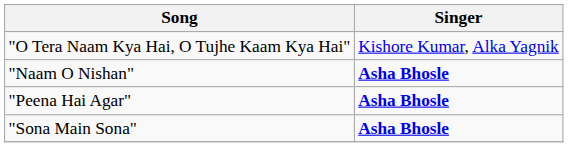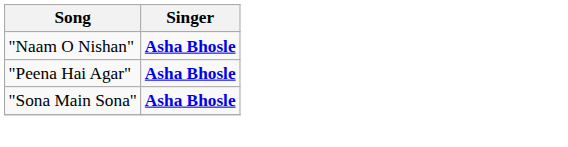- row: (179, 45)
